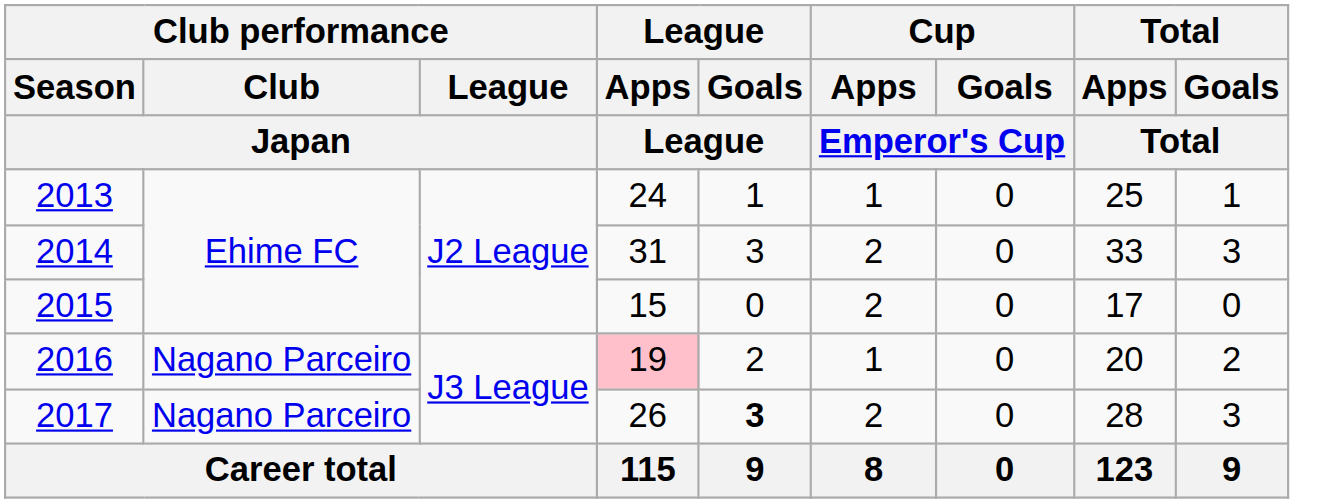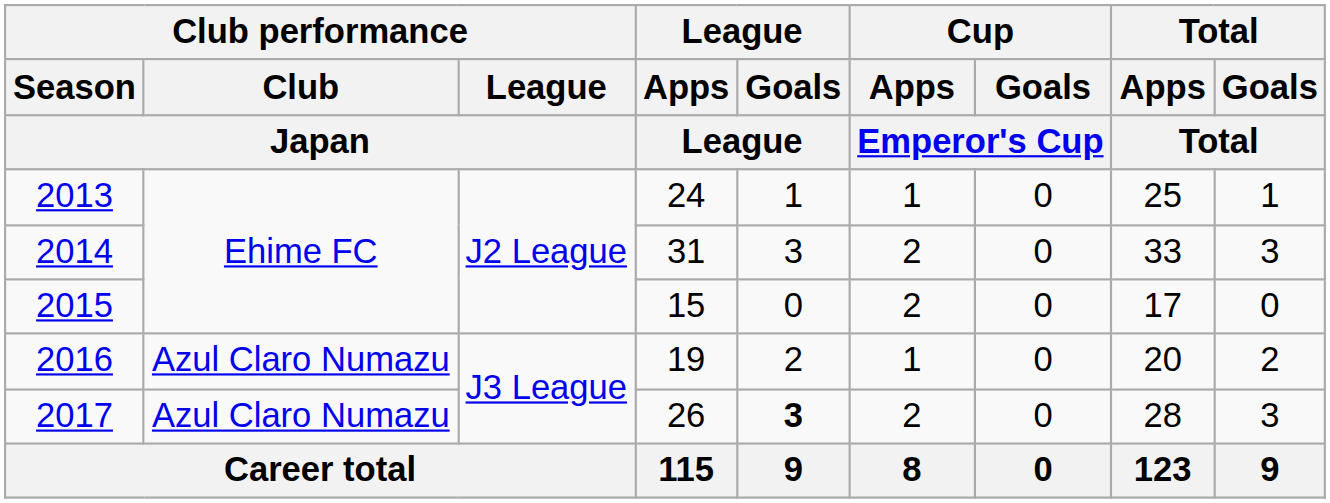(282, 360) Nagano Parceiro -> (301, 360) Azul Claro Numazu
(648, 360) pink background -> (686, 360) no background
(282, 415) Nagano Parceiro -> (301, 415) Azul Claro Numazu
